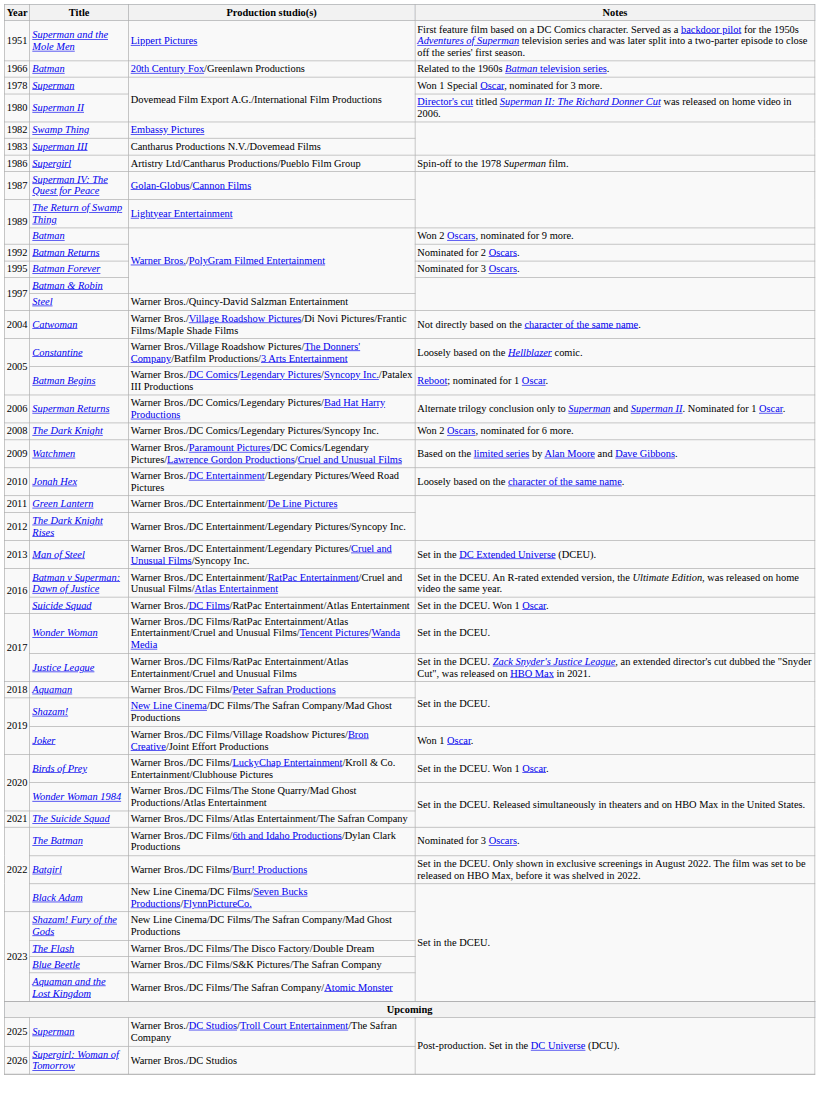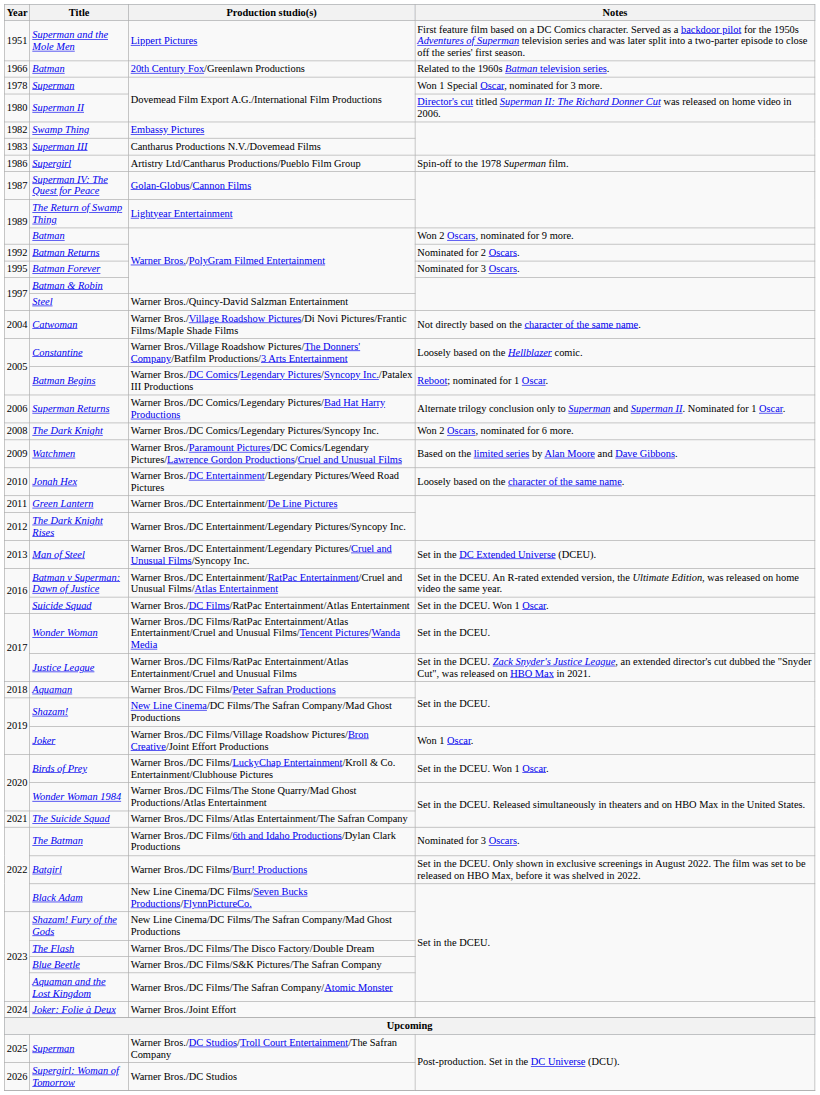+ row: (74, 1009)
